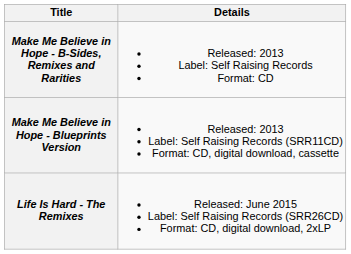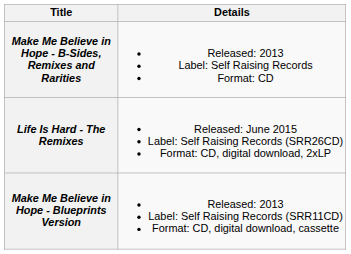rows swapped: (61, 135) <-> (61, 211)
